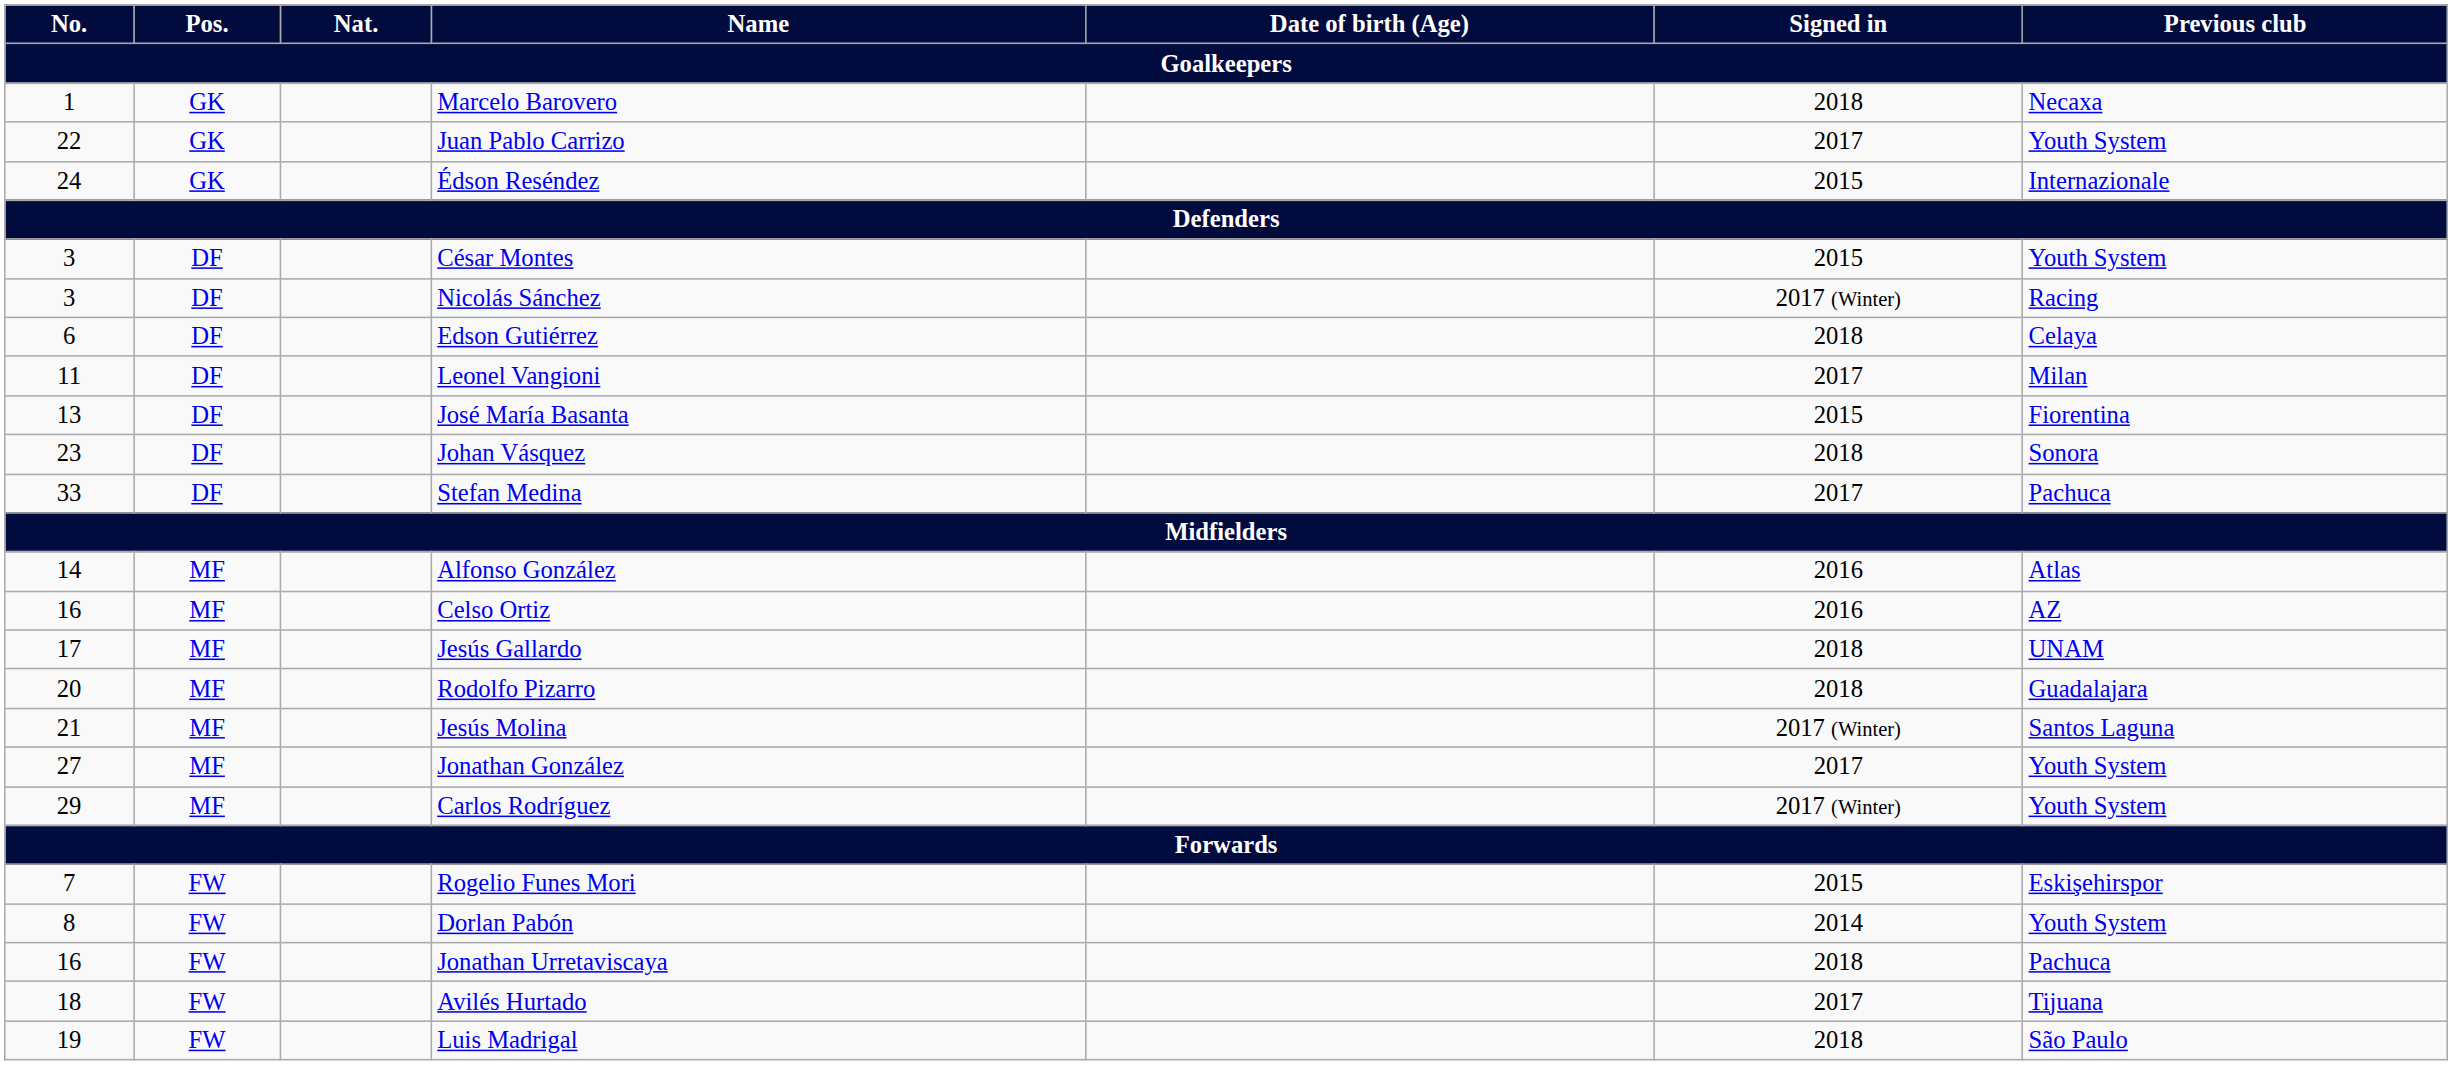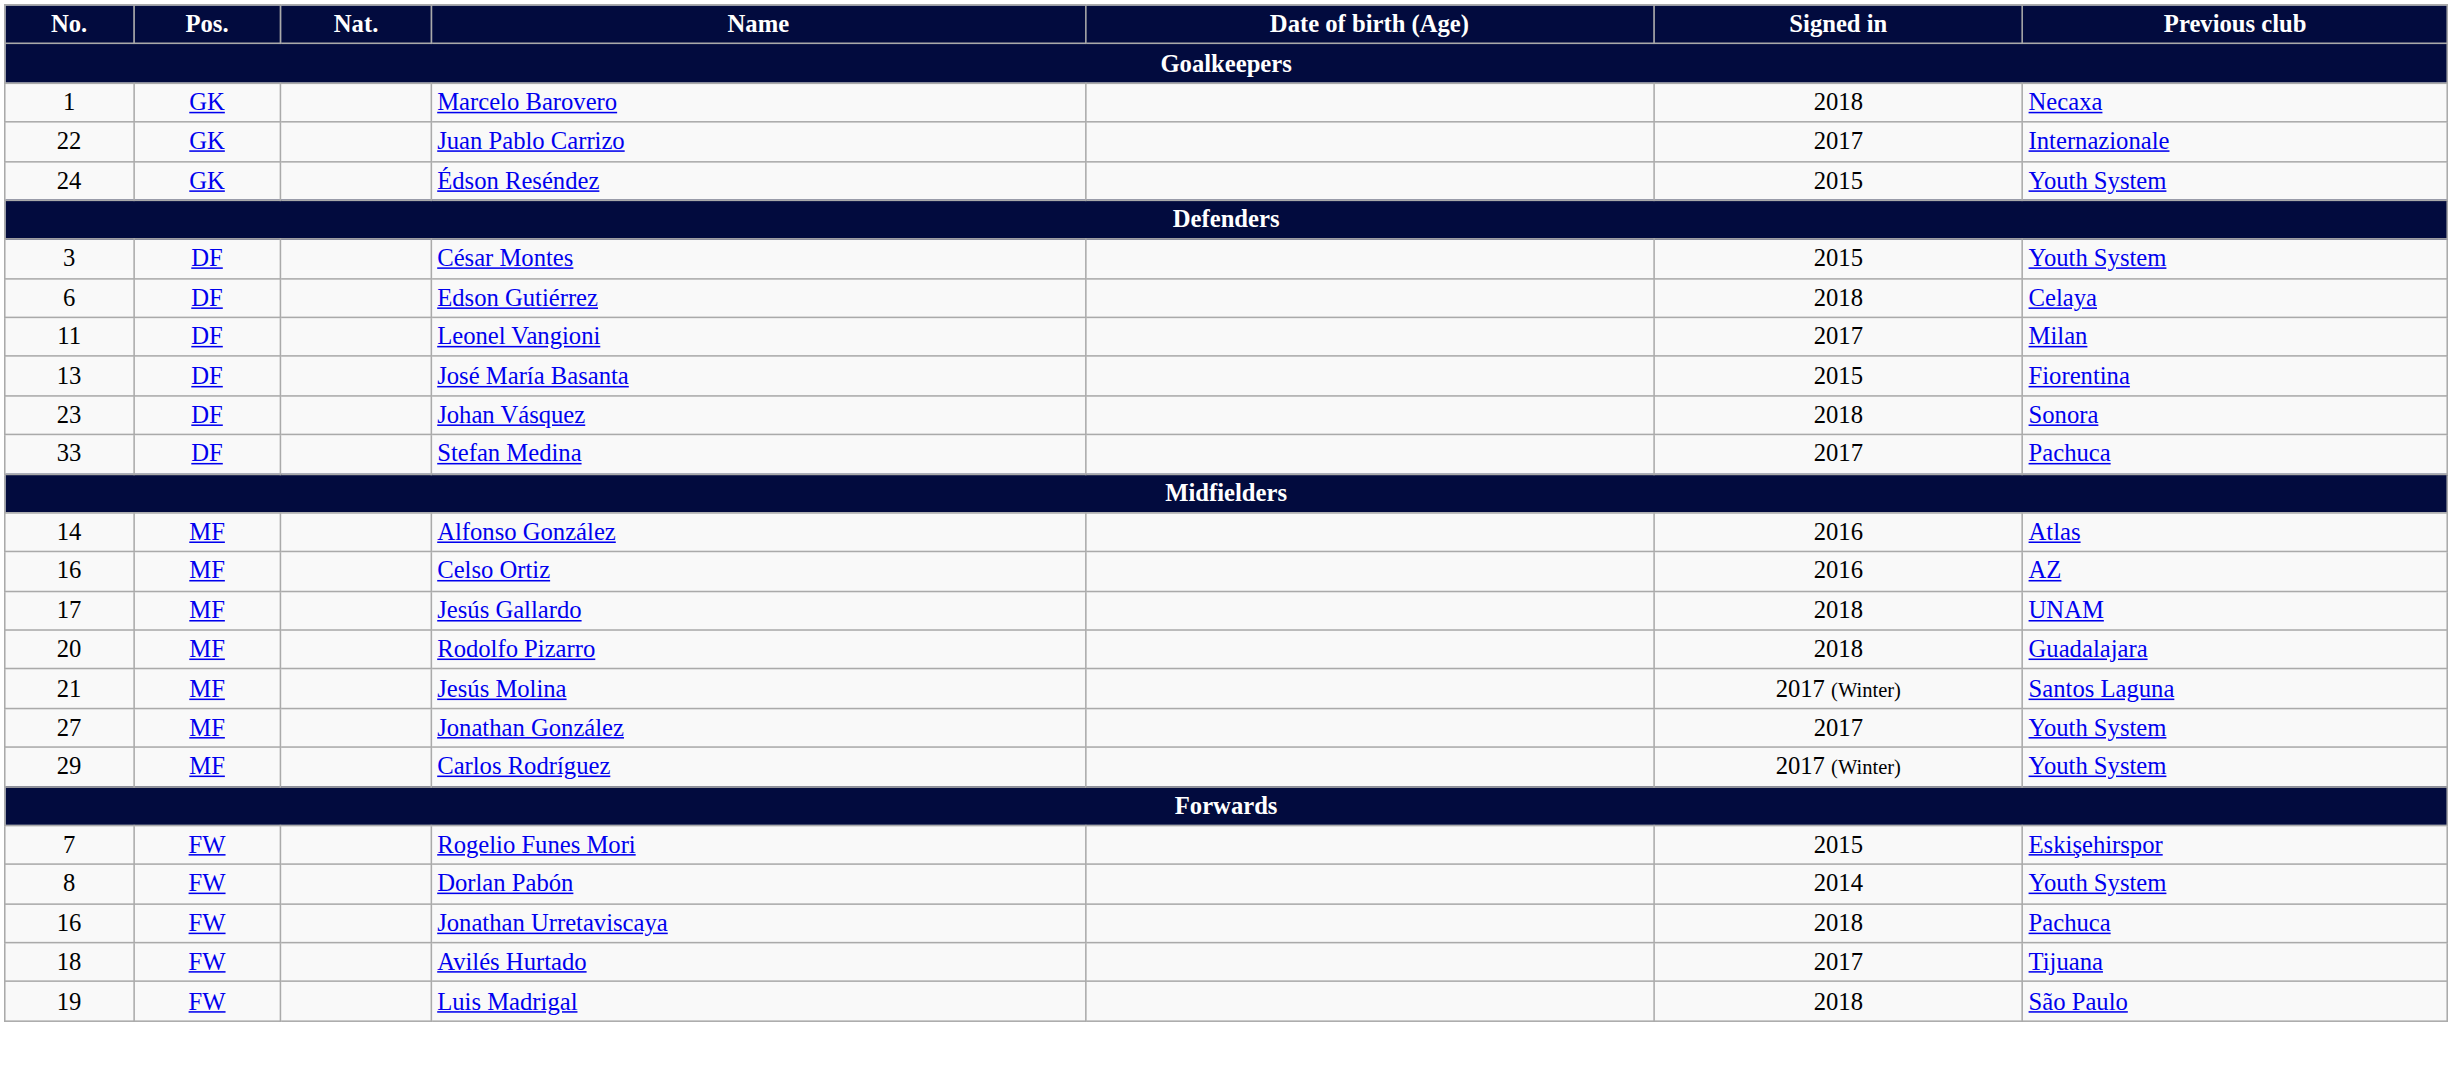(2097, 141) Youth System -> (2099, 141) Internazionale
(2099, 180) Internazionale -> (2097, 180) Youth System
- row: (519, 297)
